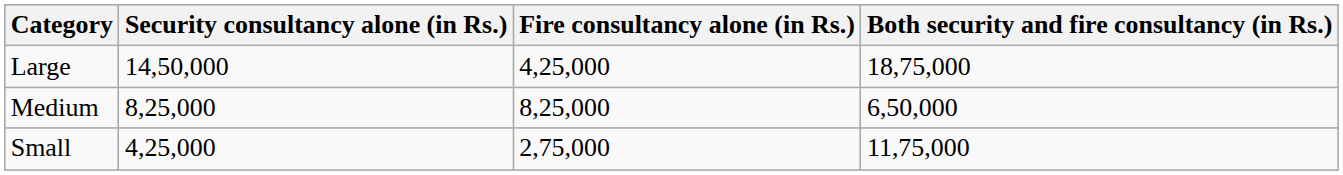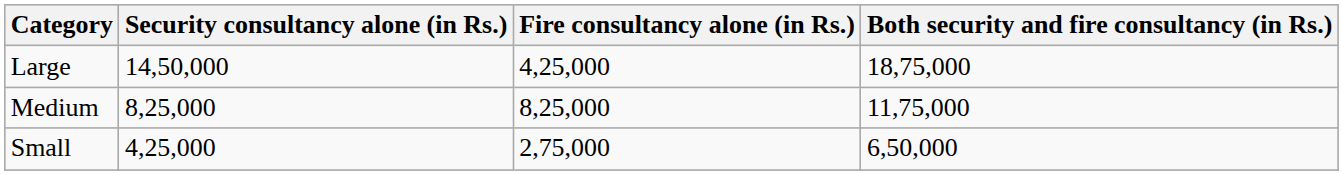(912, 107) 6,50,000 -> (918, 107) 11,75,000
(918, 148) 11,75,000 -> (912, 148) 6,50,000
